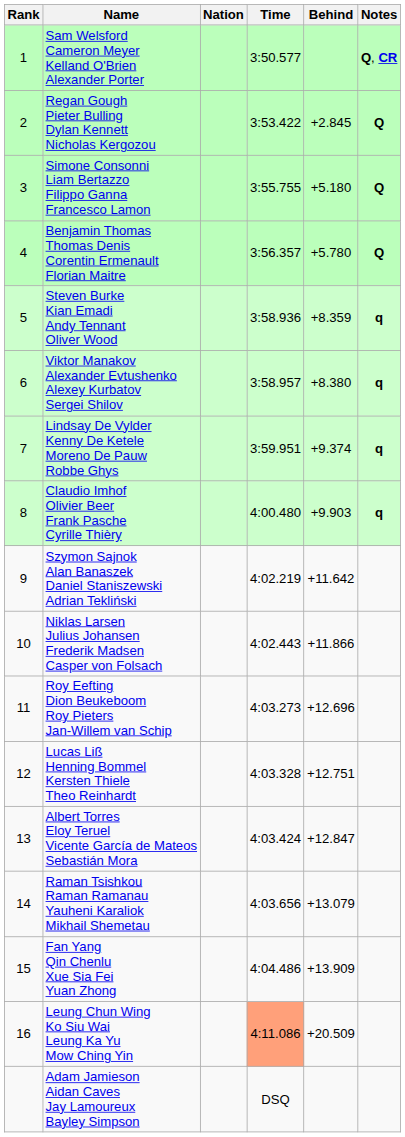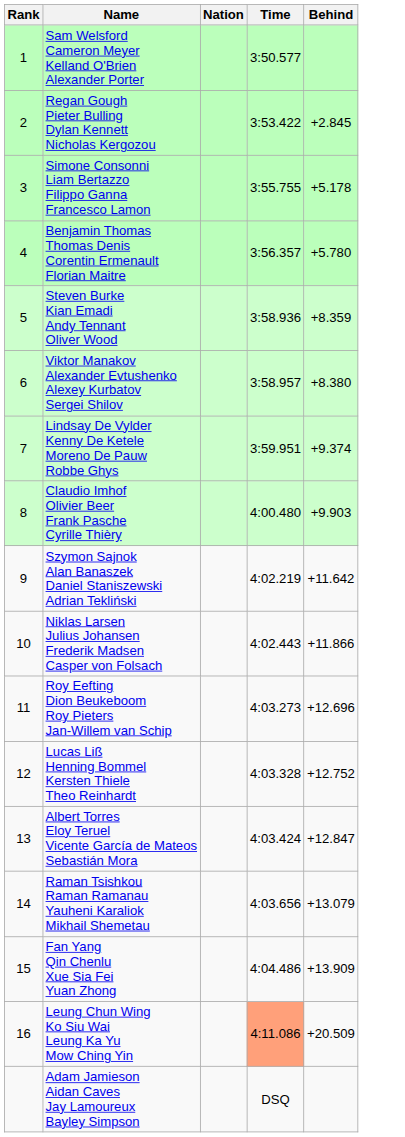- column: (379, 14)
(331, 188) +5.180 -> (331, 188) +5.178
(331, 773) +12.751 -> (331, 773) +12.752
